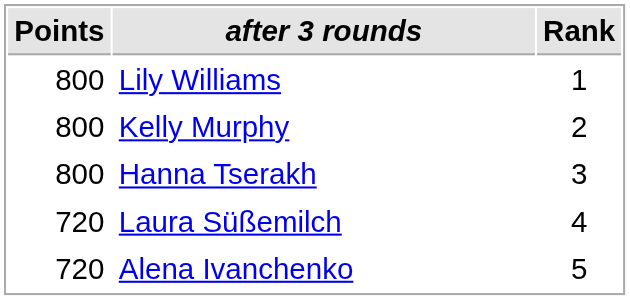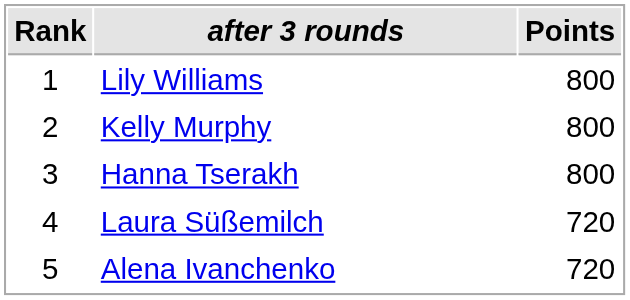columns swapped: (579, 31) <-> (59, 31)
